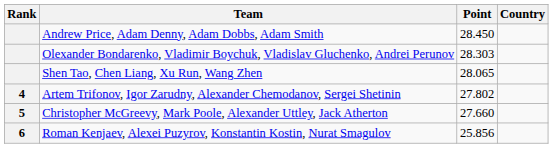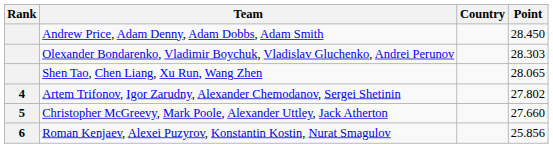columns swapped: (523, 14) <-> (477, 14)
